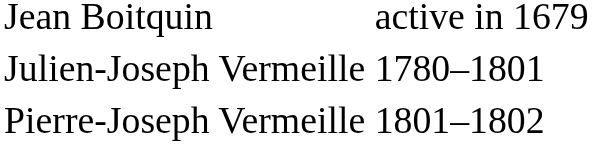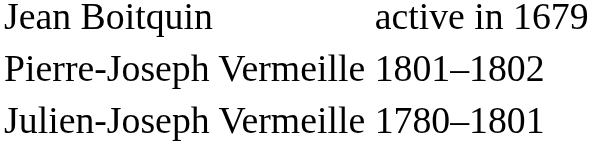rows swapped: (185, 68) <-> (185, 120)
